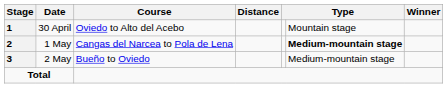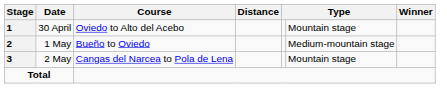(154, 43) Cangas del Narcea to Pola de Lena -> (113, 43) Bueño to Oviedo
(345, 43) bold -> (341, 43) normal
(113, 59) Bueño to Oviedo -> (154, 59) Cangas del Narcea to Pola de Lena
(341, 59) Medium-mountain stage -> (322, 59) Mountain stage
